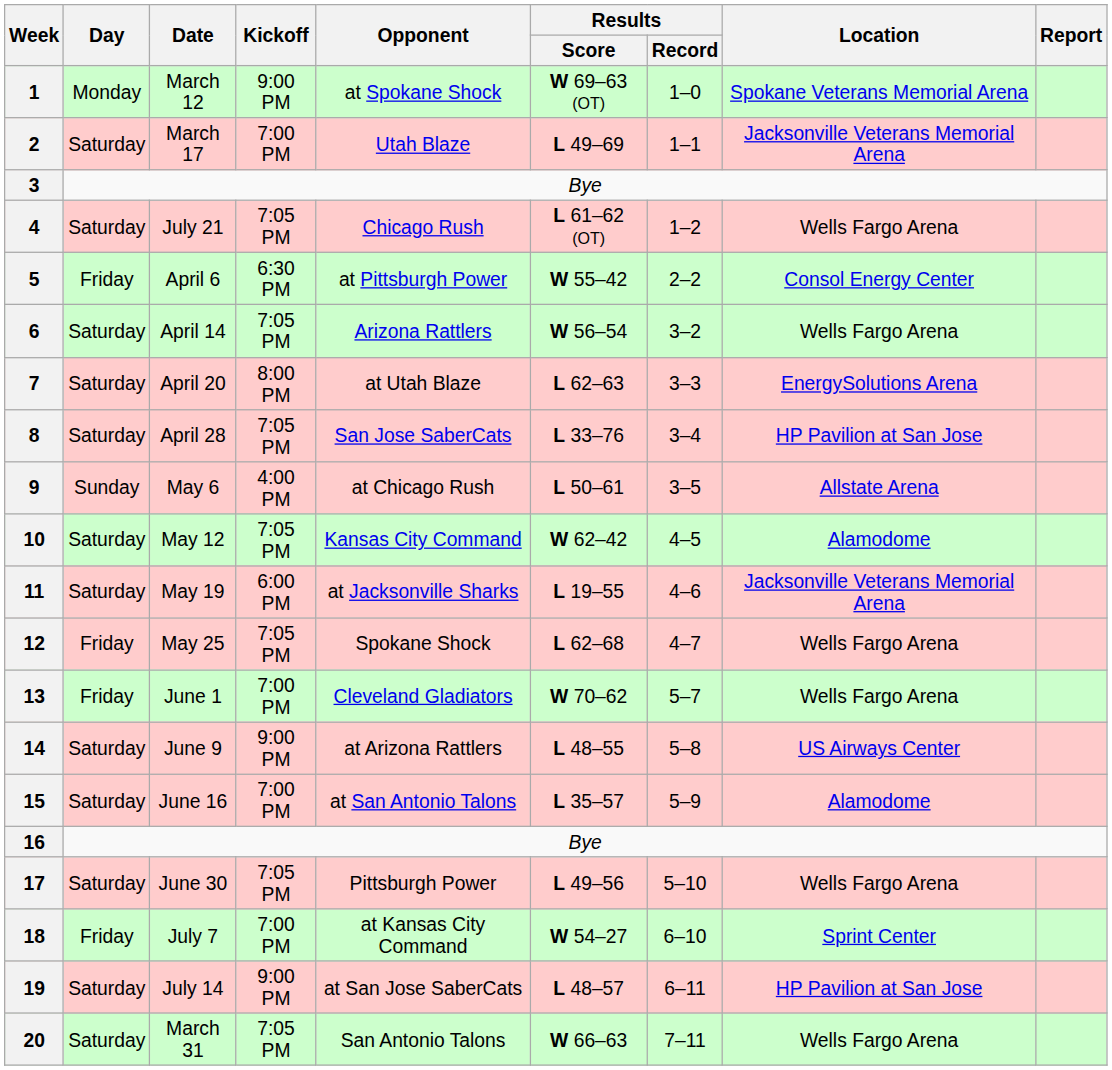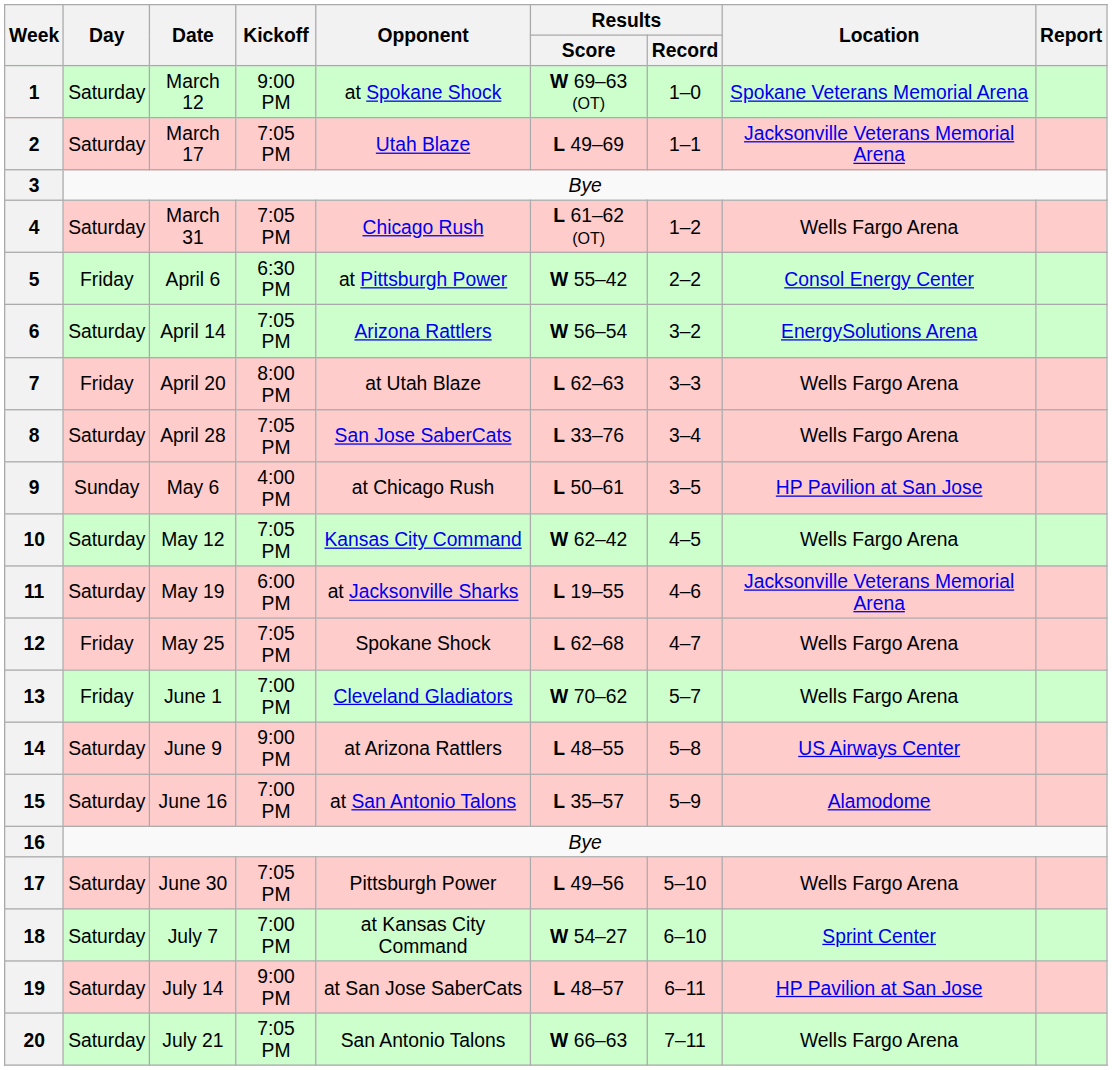(107, 92) Monday -> (107, 92) Saturday
(276, 144) 7:00 PM -> (276, 144) 7:05 PM
(193, 227) July 21 -> (193, 227) March 31
(879, 331) Wells Fargo Arena -> (879, 331) EnergySolutions Arena
(107, 383) Saturday -> (107, 383) Friday
(879, 383) EnergySolutions Arena -> (879, 383) Wells Fargo Arena
(879, 435) HP Pavilion at San Jose -> (879, 435) Wells Fargo Arena
(879, 488) Allstate Arena -> (879, 488) HP Pavilion at San Jose
(879, 540) Alamodome -> (879, 540) Wells Fargo Arena
(107, 935) Friday -> (107, 935) Saturday
(193, 1040) March 31 -> (193, 1040) July 21
